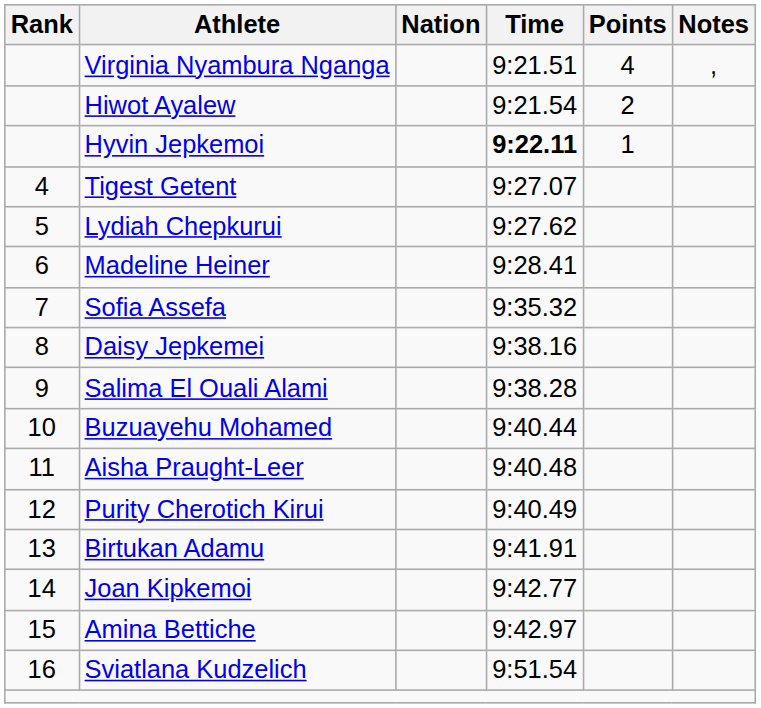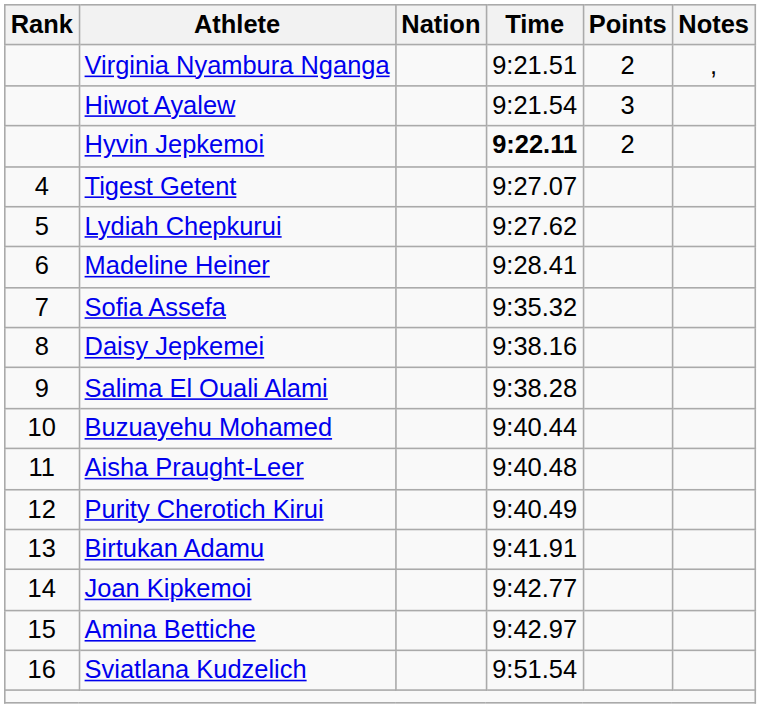(628, 65) 4 -> (628, 65) 2
(628, 105) 2 -> (628, 105) 3
(628, 145) 1 -> (628, 145) 2
